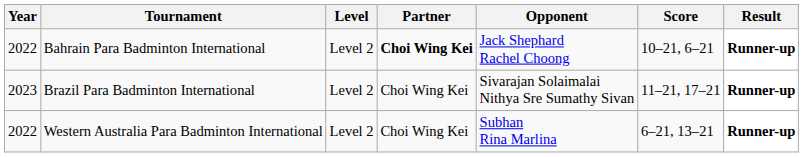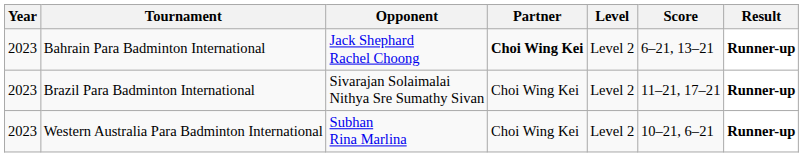columns swapped: (352, 16) <-> (557, 16)
(22, 49) 2022 -> (22, 49) 2023
(677, 49) 10–21, 6–21 -> (677, 49) 6–21, 13–21
(22, 131) 2022 -> (22, 131) 2023
(677, 131) 6–21, 13–21 -> (677, 131) 10–21, 6–21
